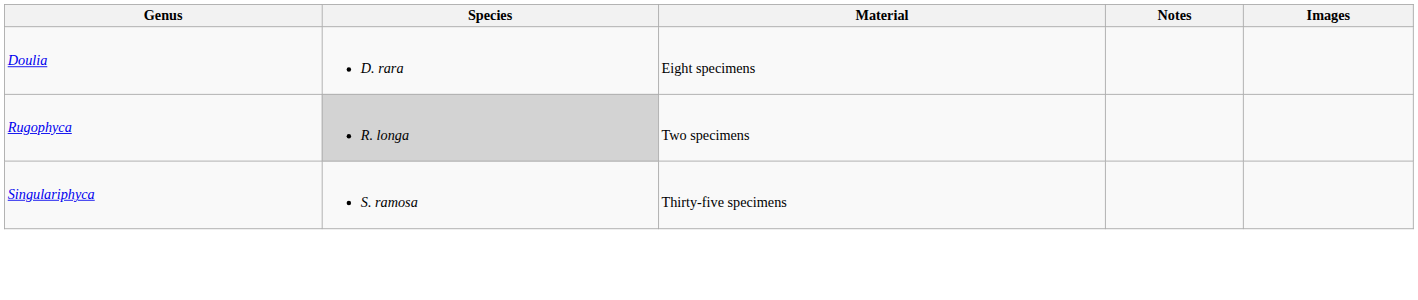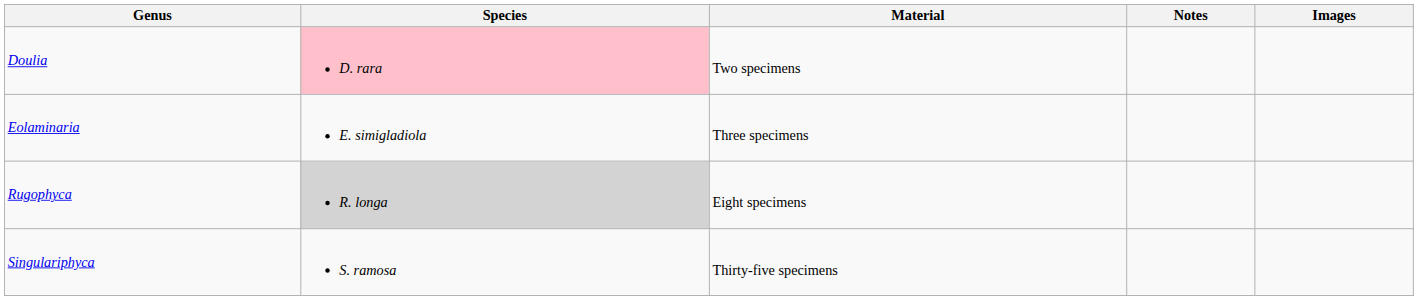(490, 69) no background -> (505, 69) pink background
(708, 68) Eight specimens -> (756, 68) Two specimens
+ row: (44, 127)
(705, 135) Two specimens -> (759, 202) Eight specimens
